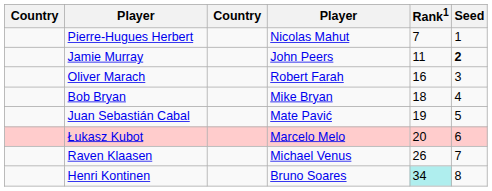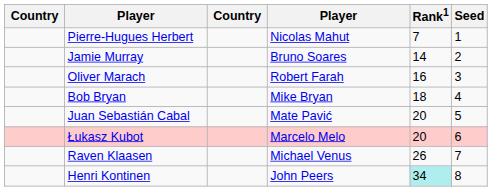(302, 57) John Peers -> (308, 57) Bruno Soares
(419, 57) 11 -> (419, 57) 14
(458, 57) bold -> (458, 57) normal
(419, 116) 19 -> (419, 116) 20
(308, 176) Bruno Soares -> (302, 176) John Peers
